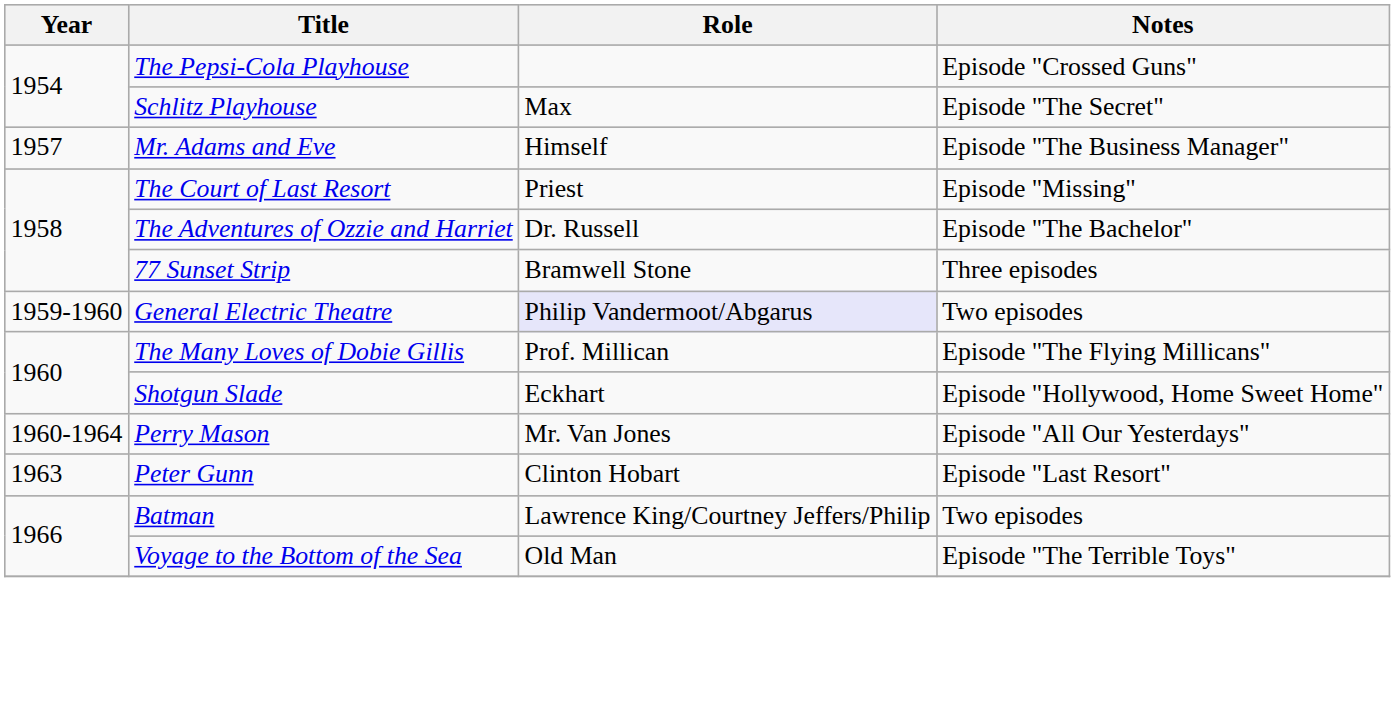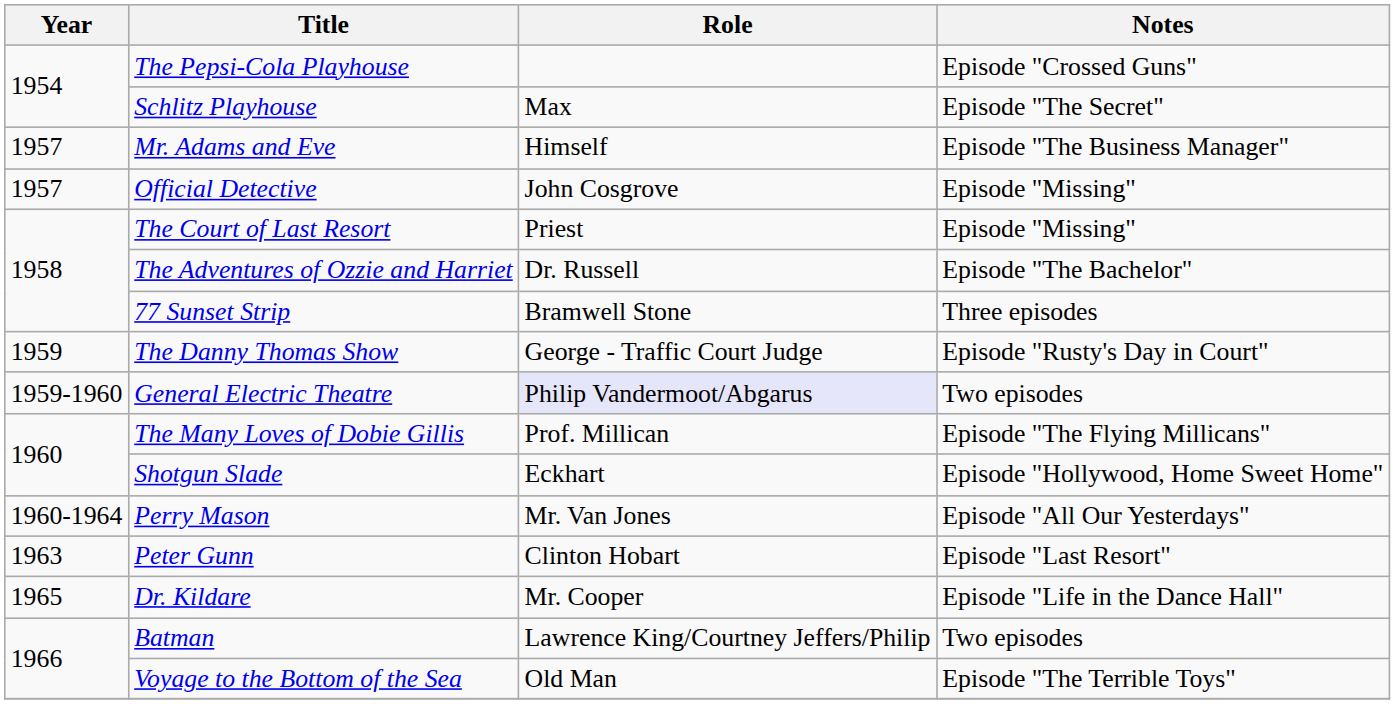+ row: (225, 188)
+ row: (266, 351)
+ row: (192, 596)
